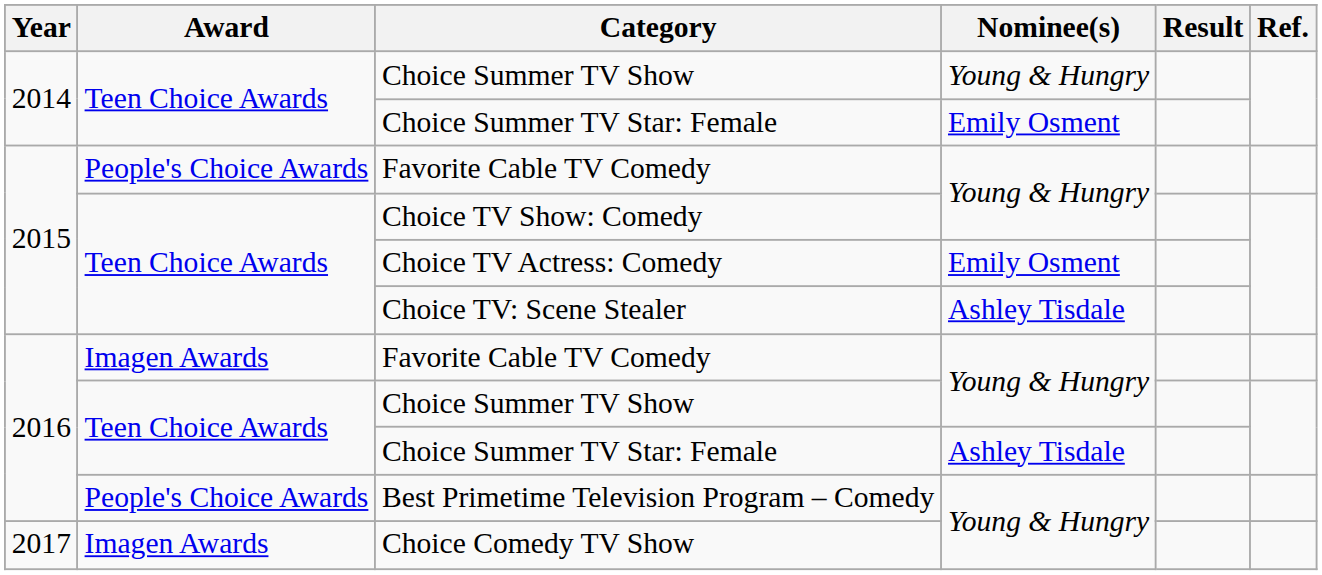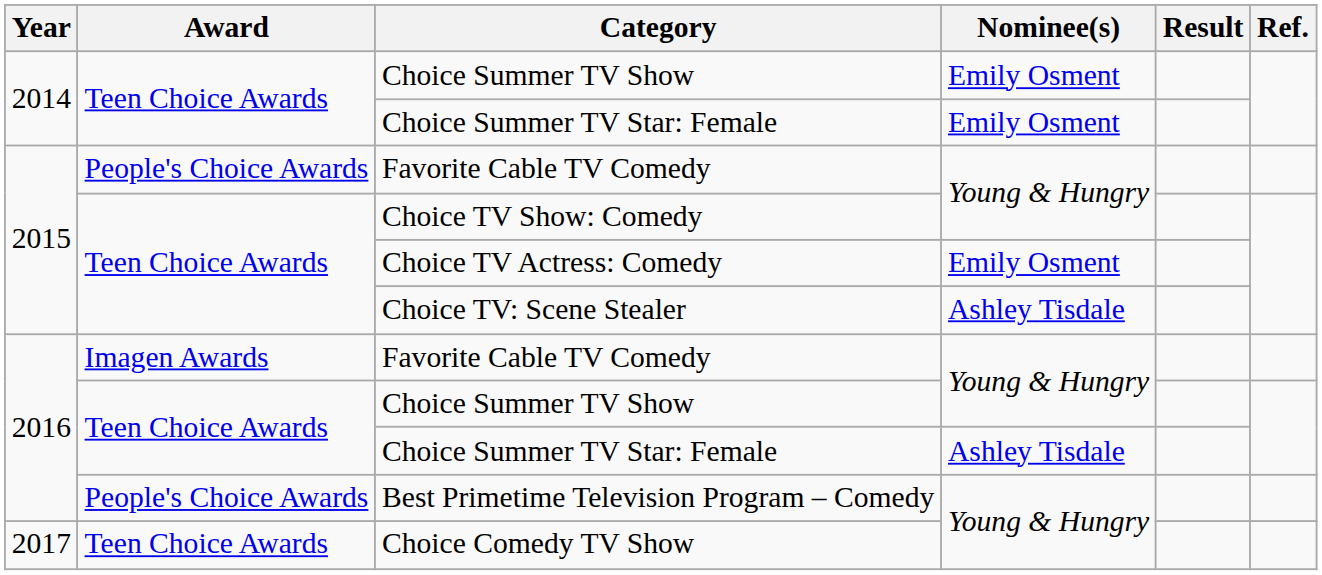(1049, 74) Young & Hungry -> (1034, 74) Emily Osment
(177, 544) Imagen Awards -> (206, 544) Teen Choice Awards
